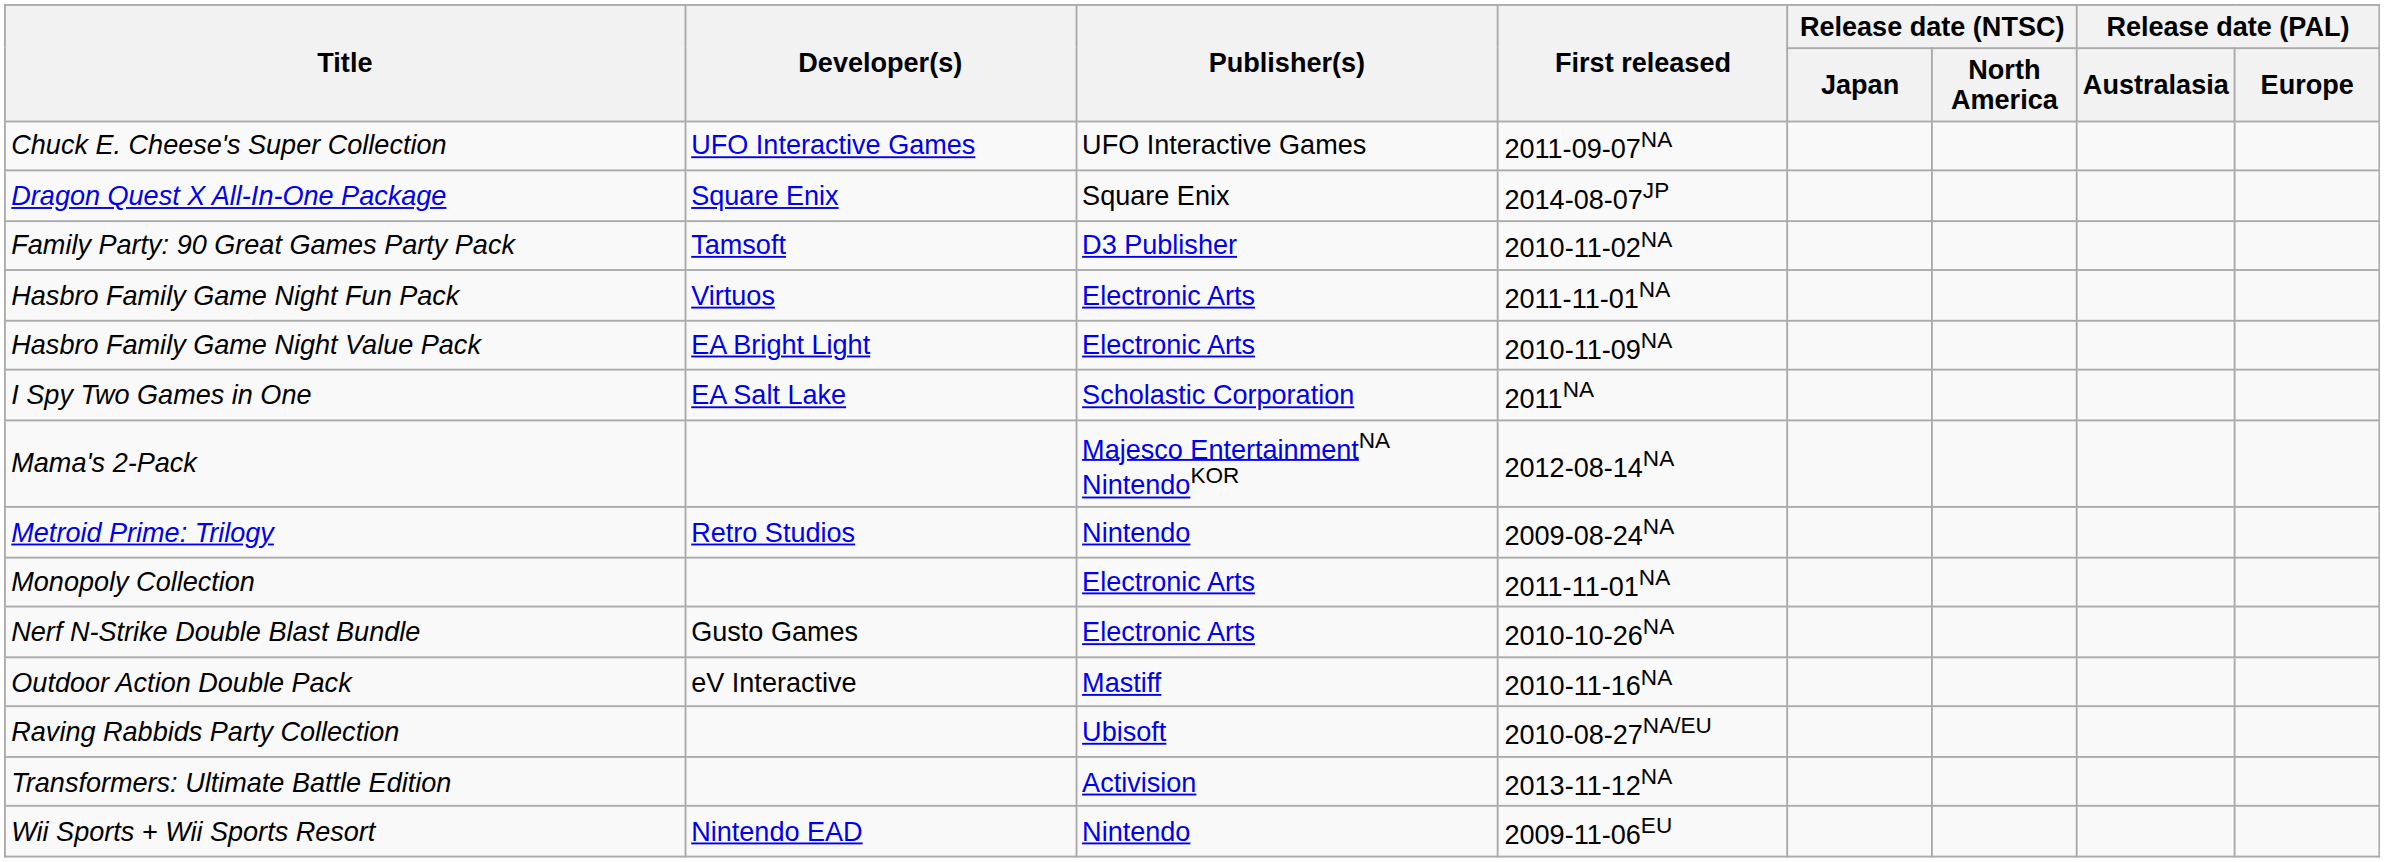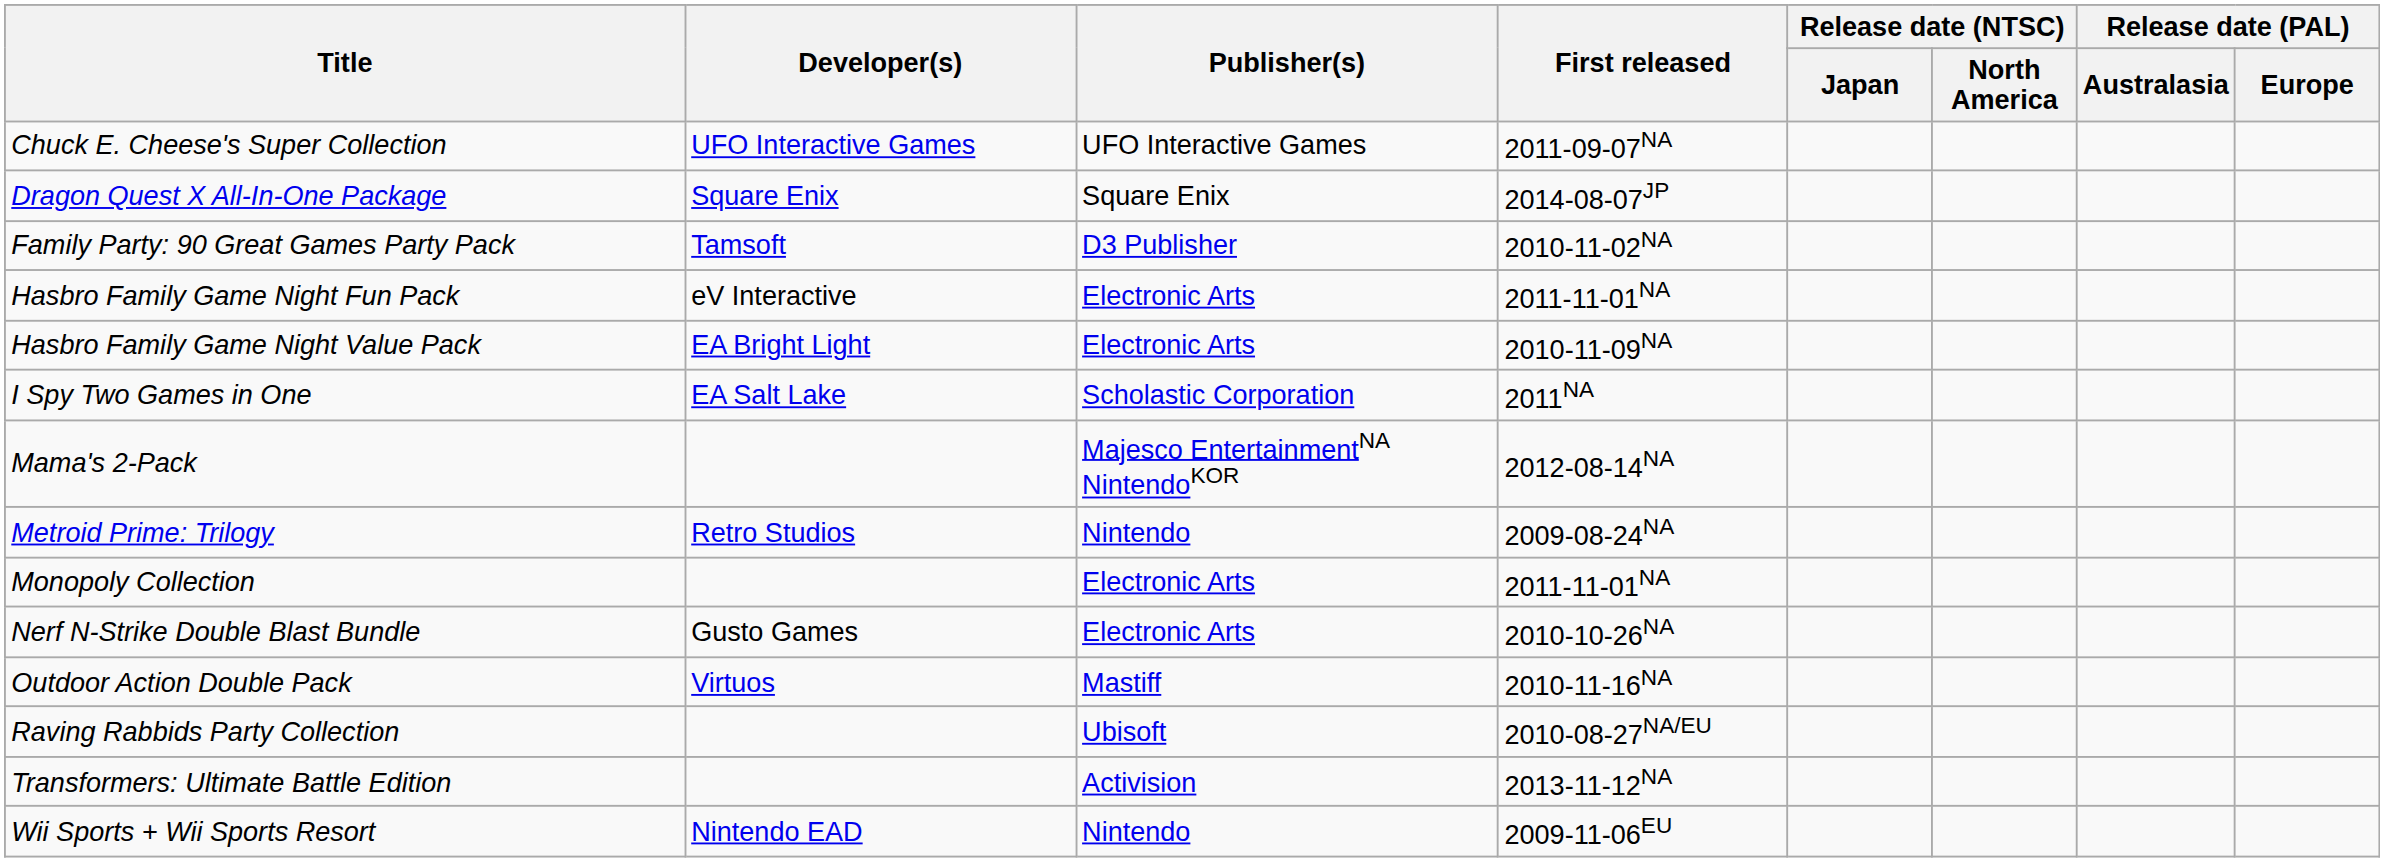(733, 296) Virtuos -> (774, 296) eV Interactive
(774, 682) eV Interactive -> (733, 682) Virtuos
